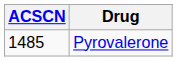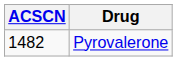(26, 42) 1485 -> (26, 42) 1482
